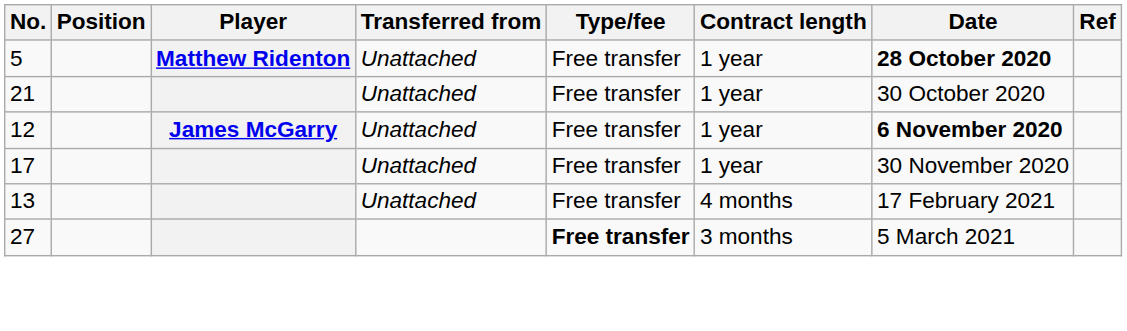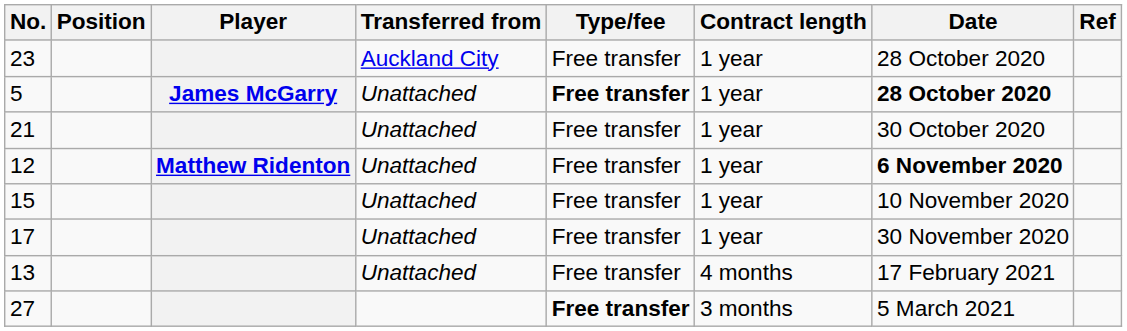+ row: (22, 58)
(253, 58) Matthew Ridenton -> (253, 93) James McGarry
(616, 58) normal -> (621, 93) bold
(253, 129) James McGarry -> (253, 165) Matthew Ridenton
+ row: (22, 201)
